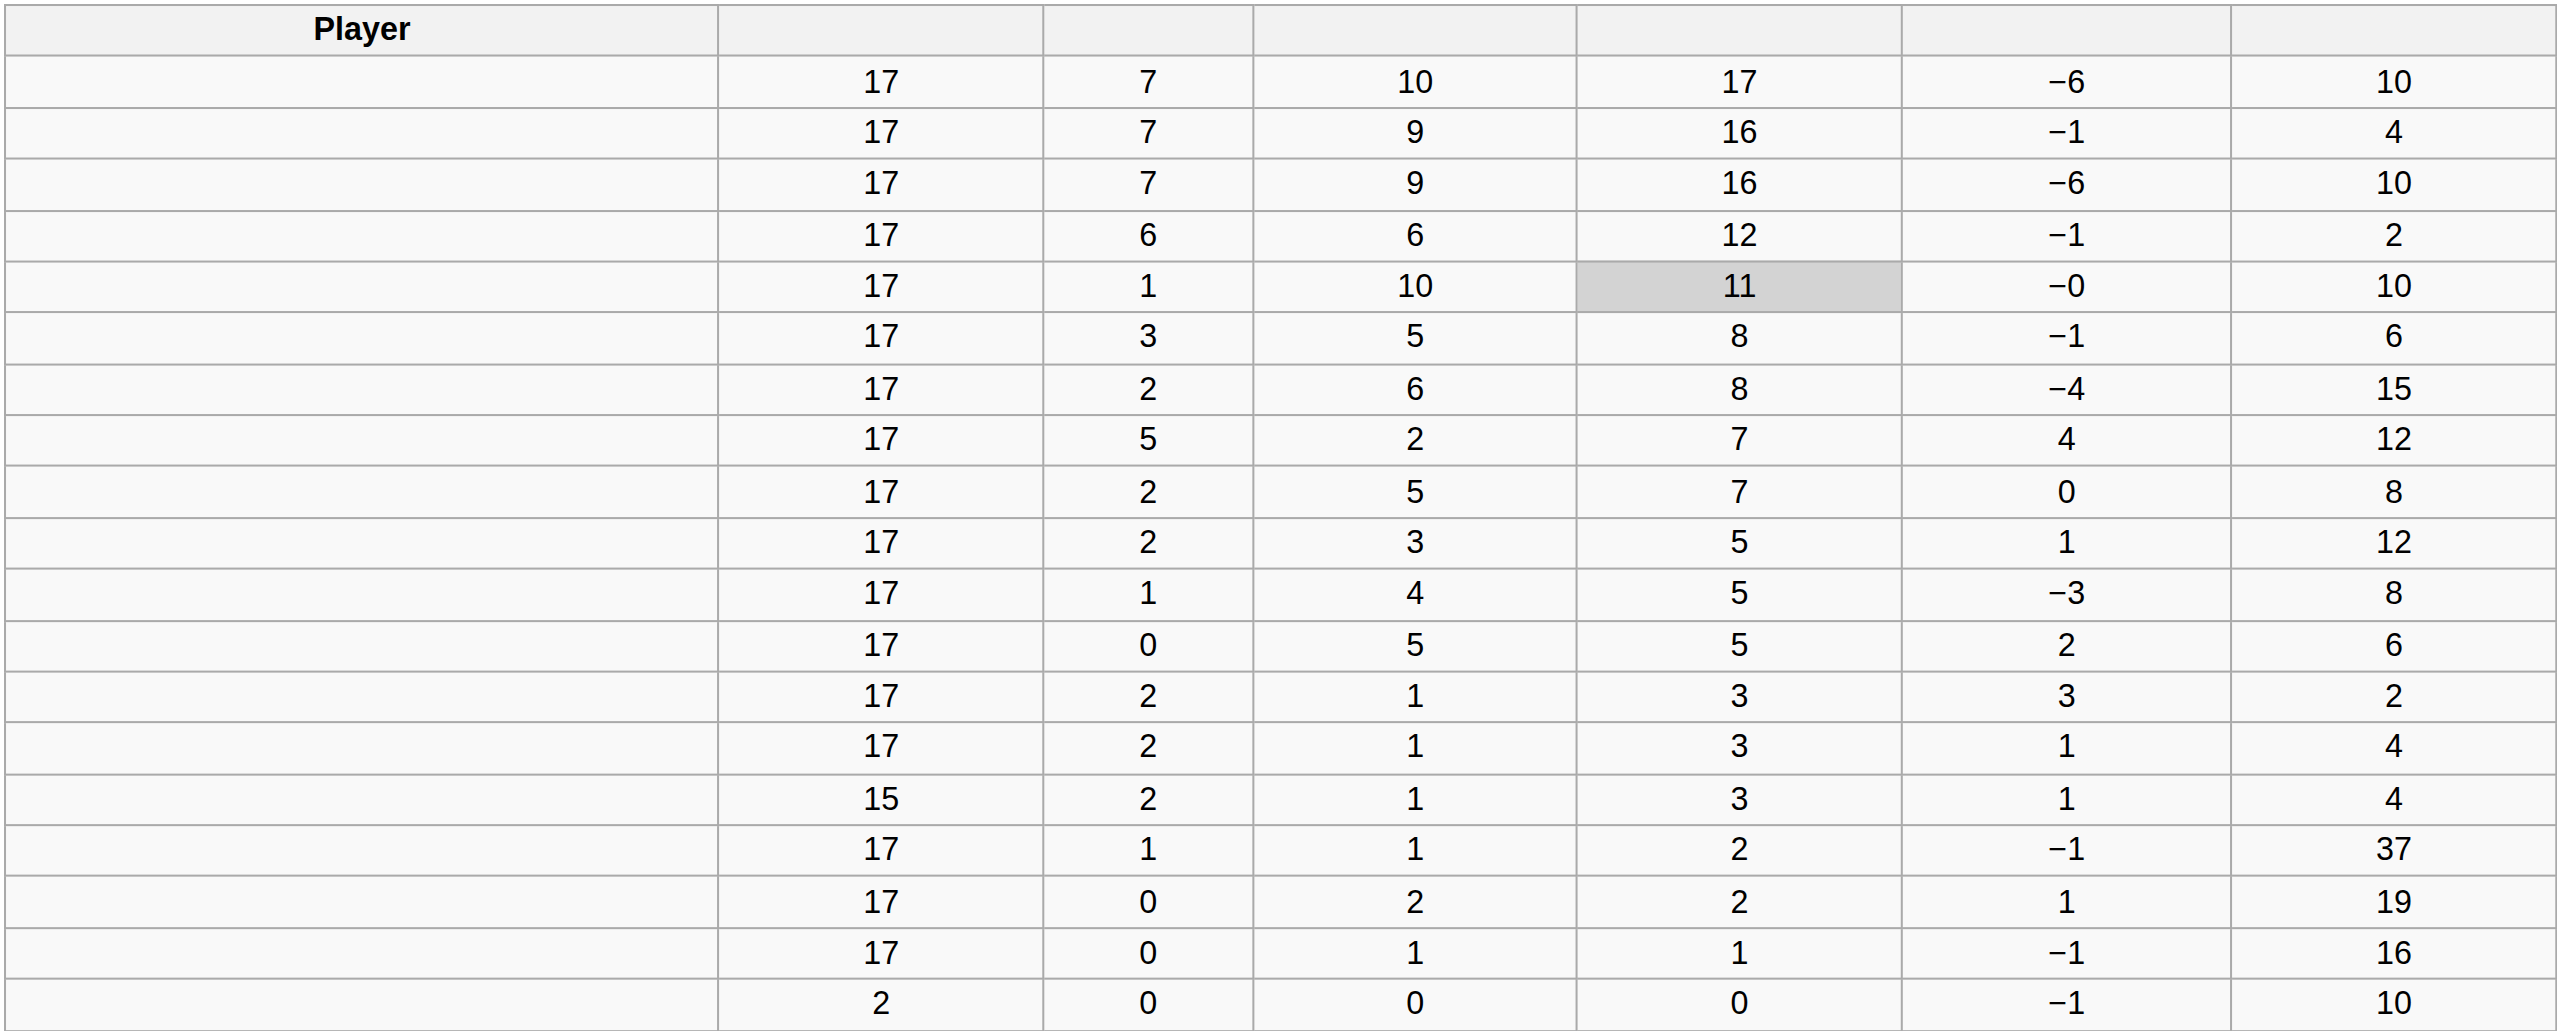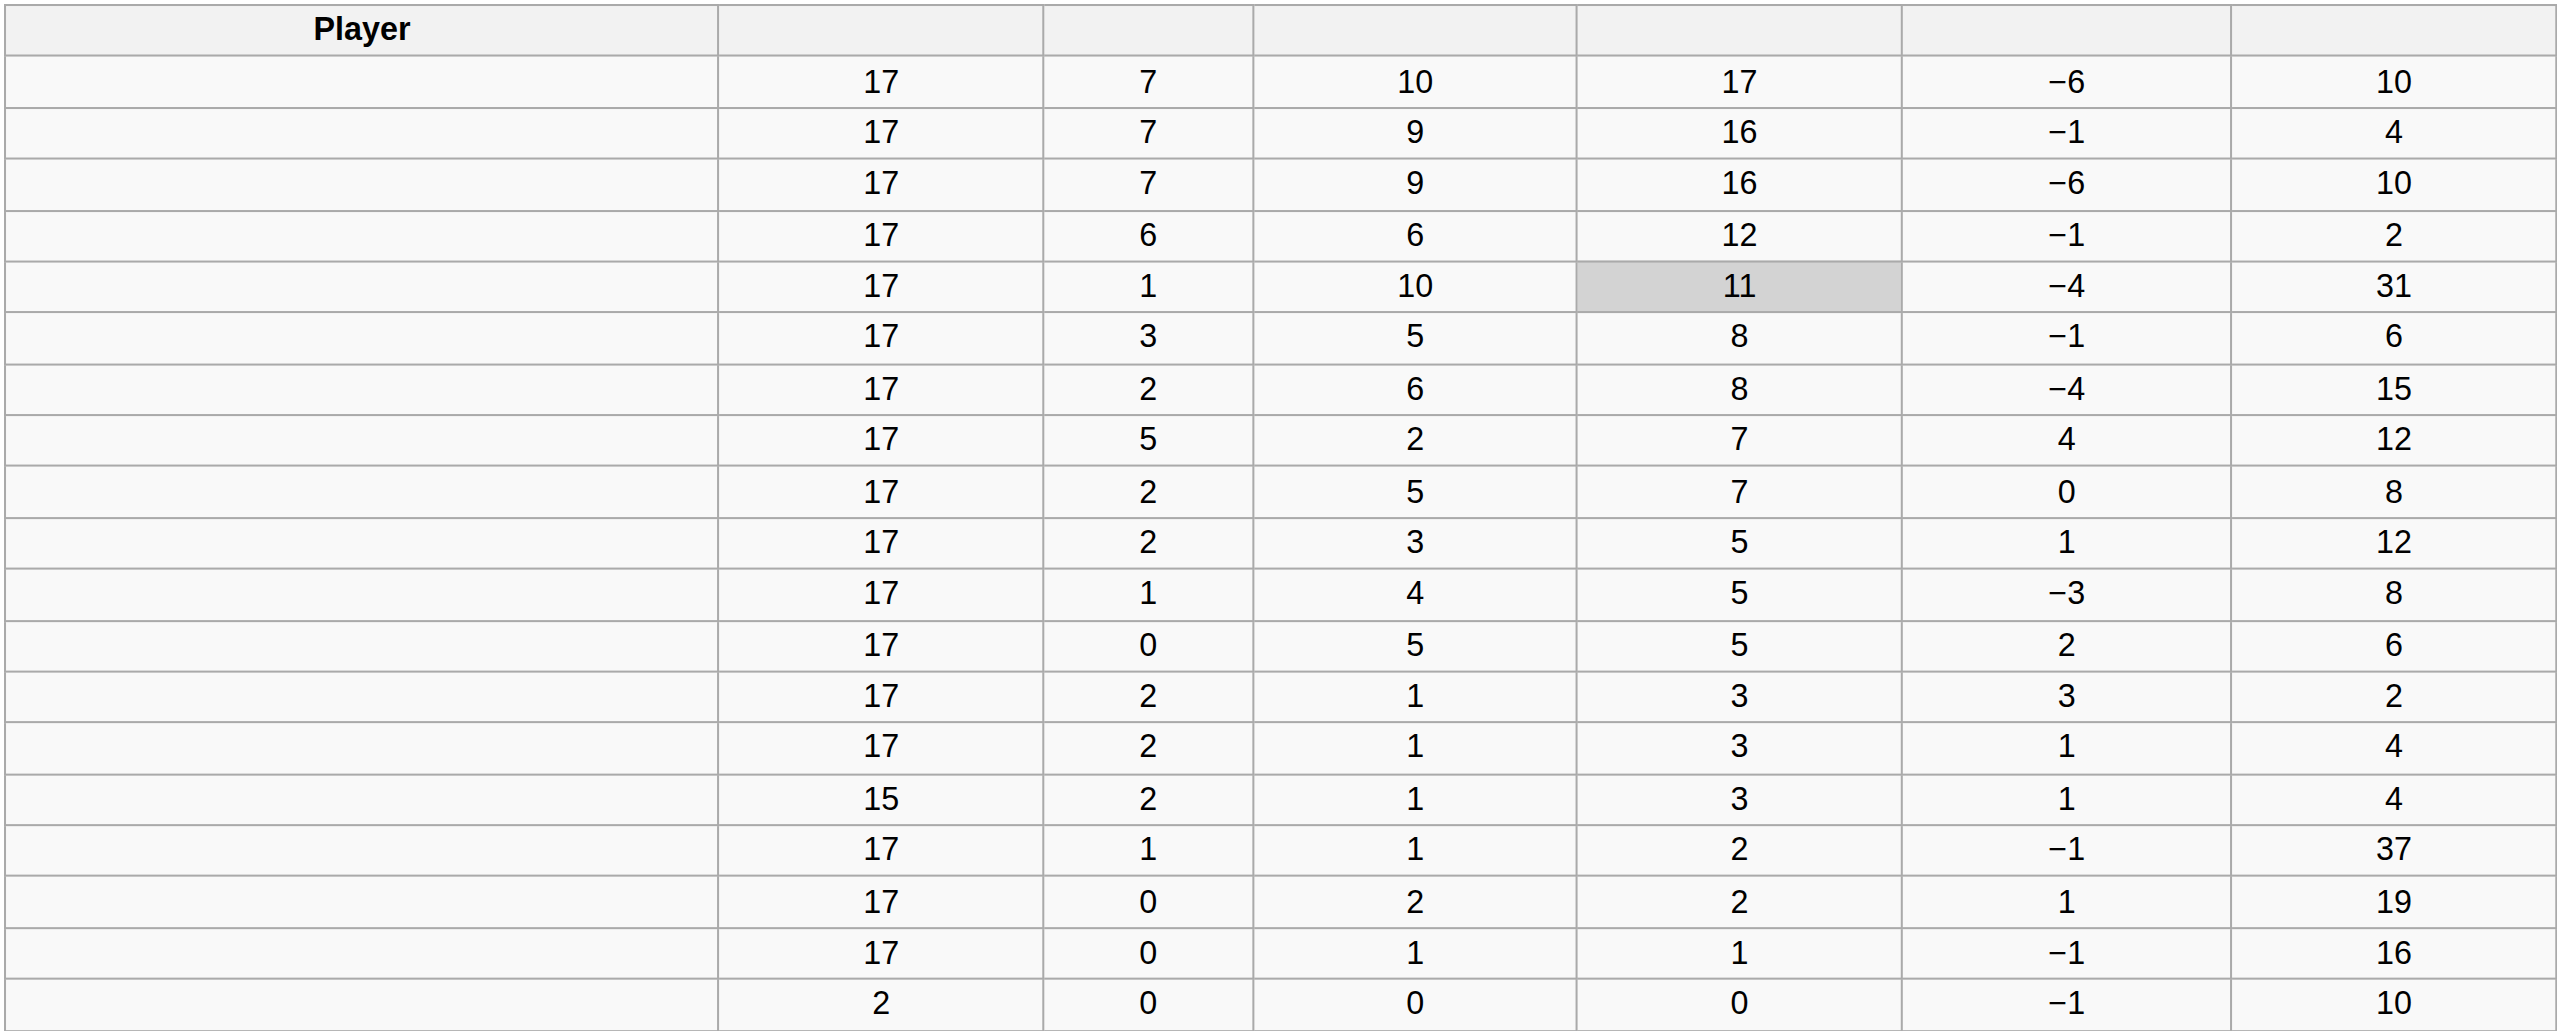(2067, 286) −0 -> (2067, 286) −4
(2394, 286) 10 -> (2394, 286) 31
